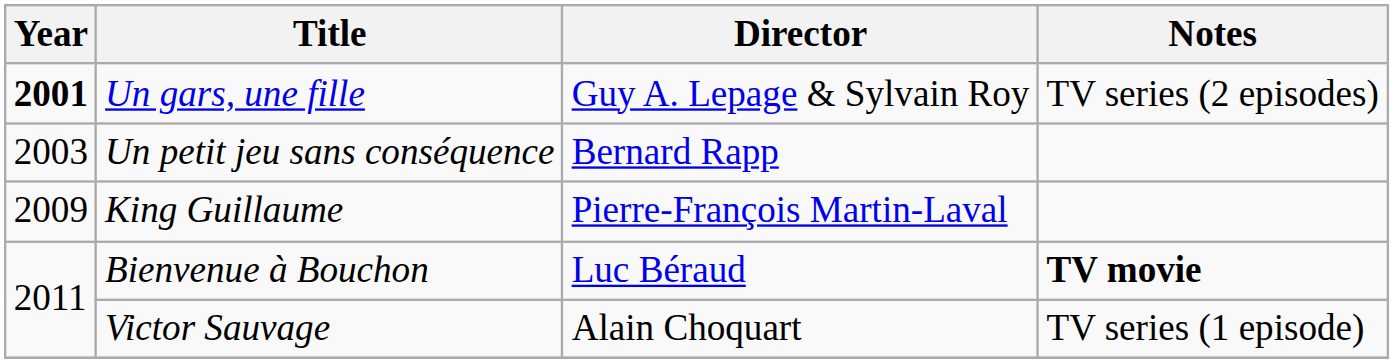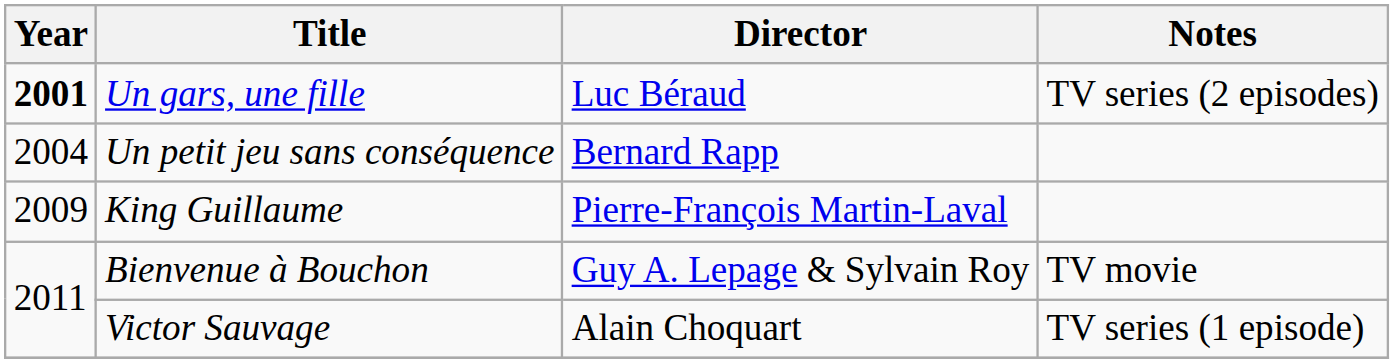(801, 92) Guy A. Lepage & Sylvain Roy -> (659, 92) Luc Béraud
(51, 151) 2003 -> (51, 151) 2004
(659, 269) Luc Béraud -> (801, 269) Guy A. Lepage & Sylvain Roy
(1124, 269) bold -> (1122, 269) normal
